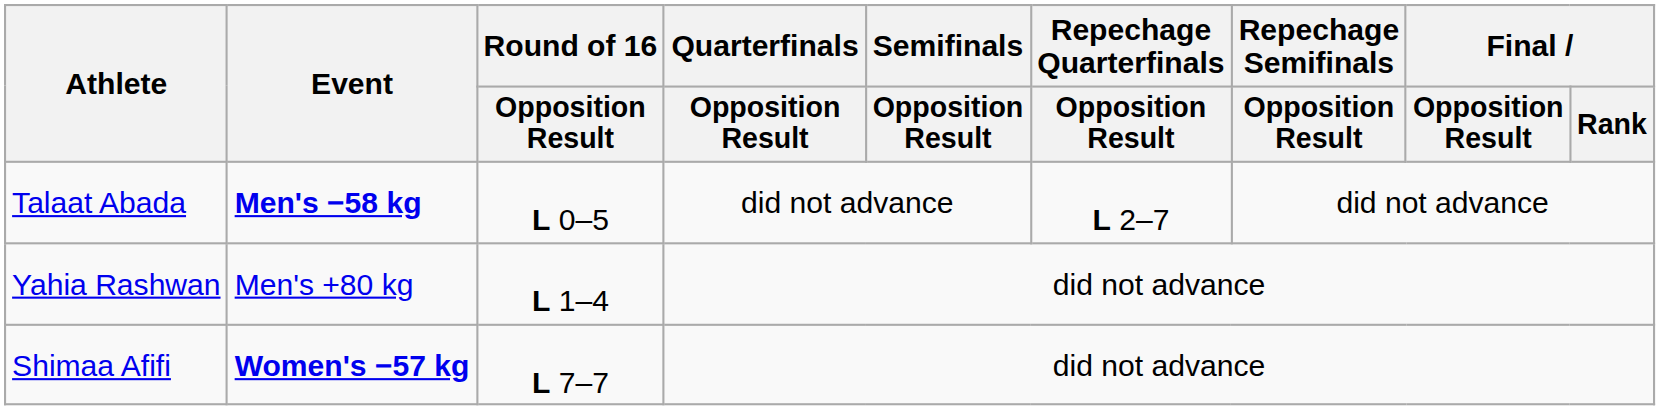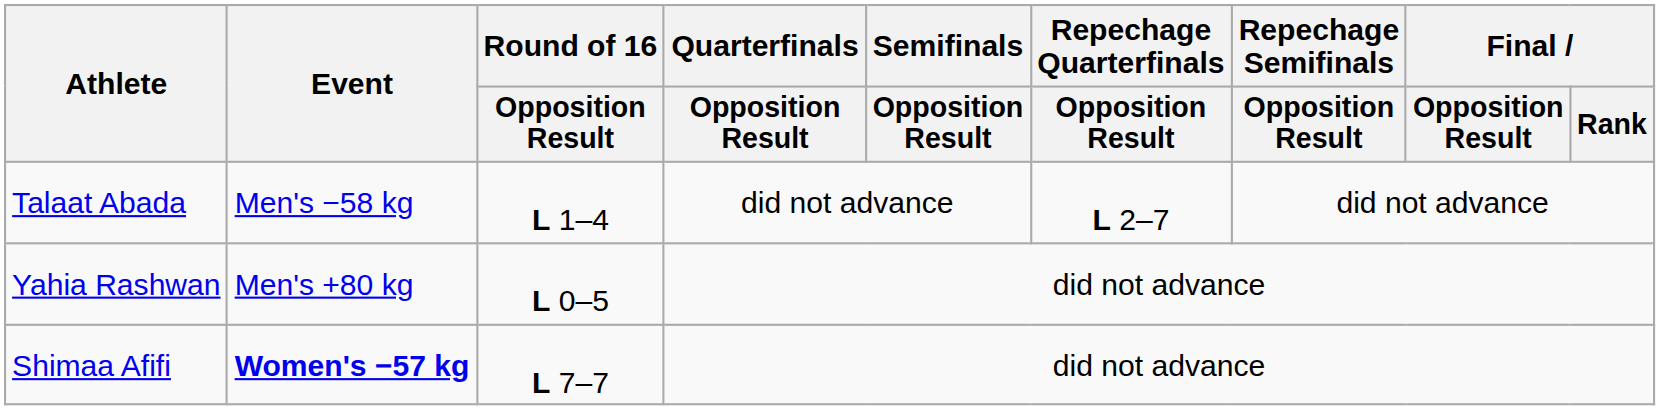(328, 203) bold -> (324, 203) normal
(570, 220) L 0–5 -> (570, 220) L 1–4
(570, 301) L 1–4 -> (570, 301) L 0–5
